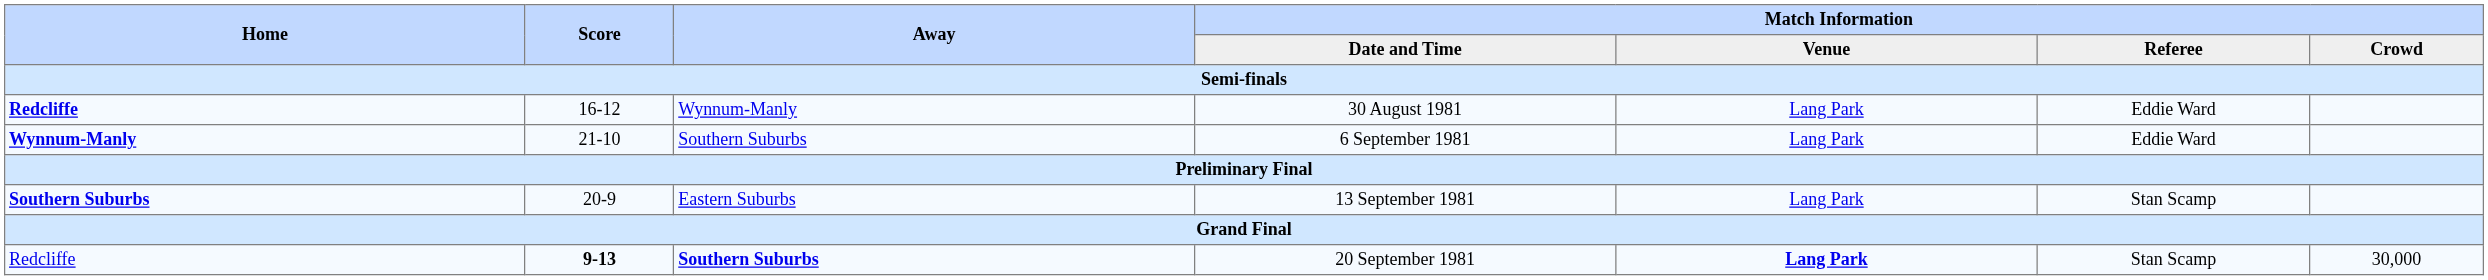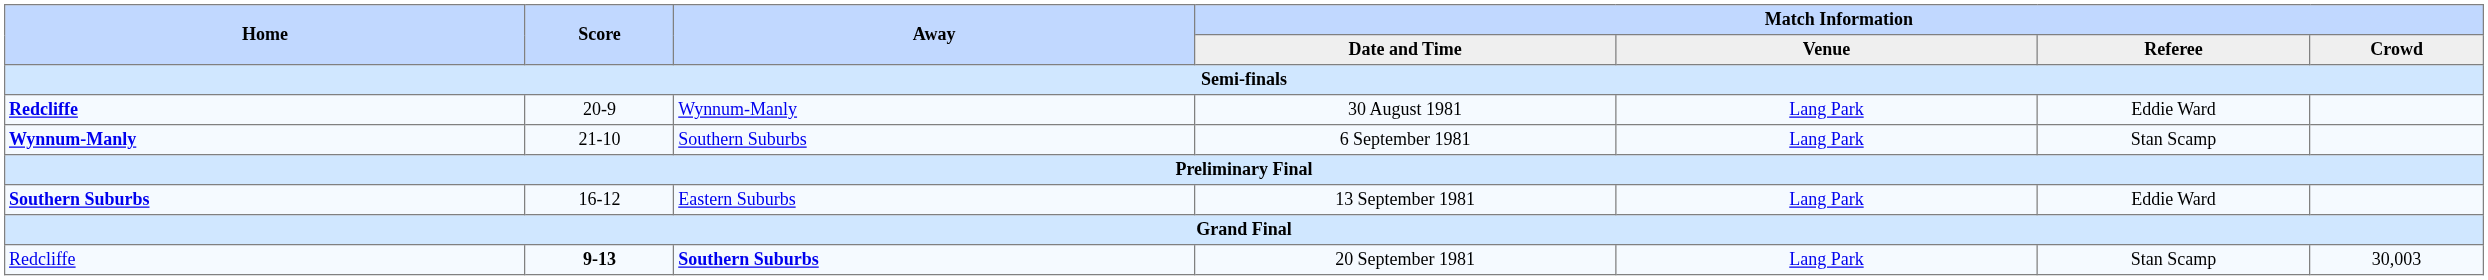(599, 109) 16-12 -> (599, 109) 20-9
(2173, 139) Eddie Ward -> (2173, 139) Stan Scamp
(599, 199) 20-9 -> (599, 199) 16-12
(2173, 199) Stan Scamp -> (2173, 199) Eddie Ward
(1826, 259) bold -> (1826, 259) normal
(2397, 259) 30,000 -> (2397, 259) 30,003
